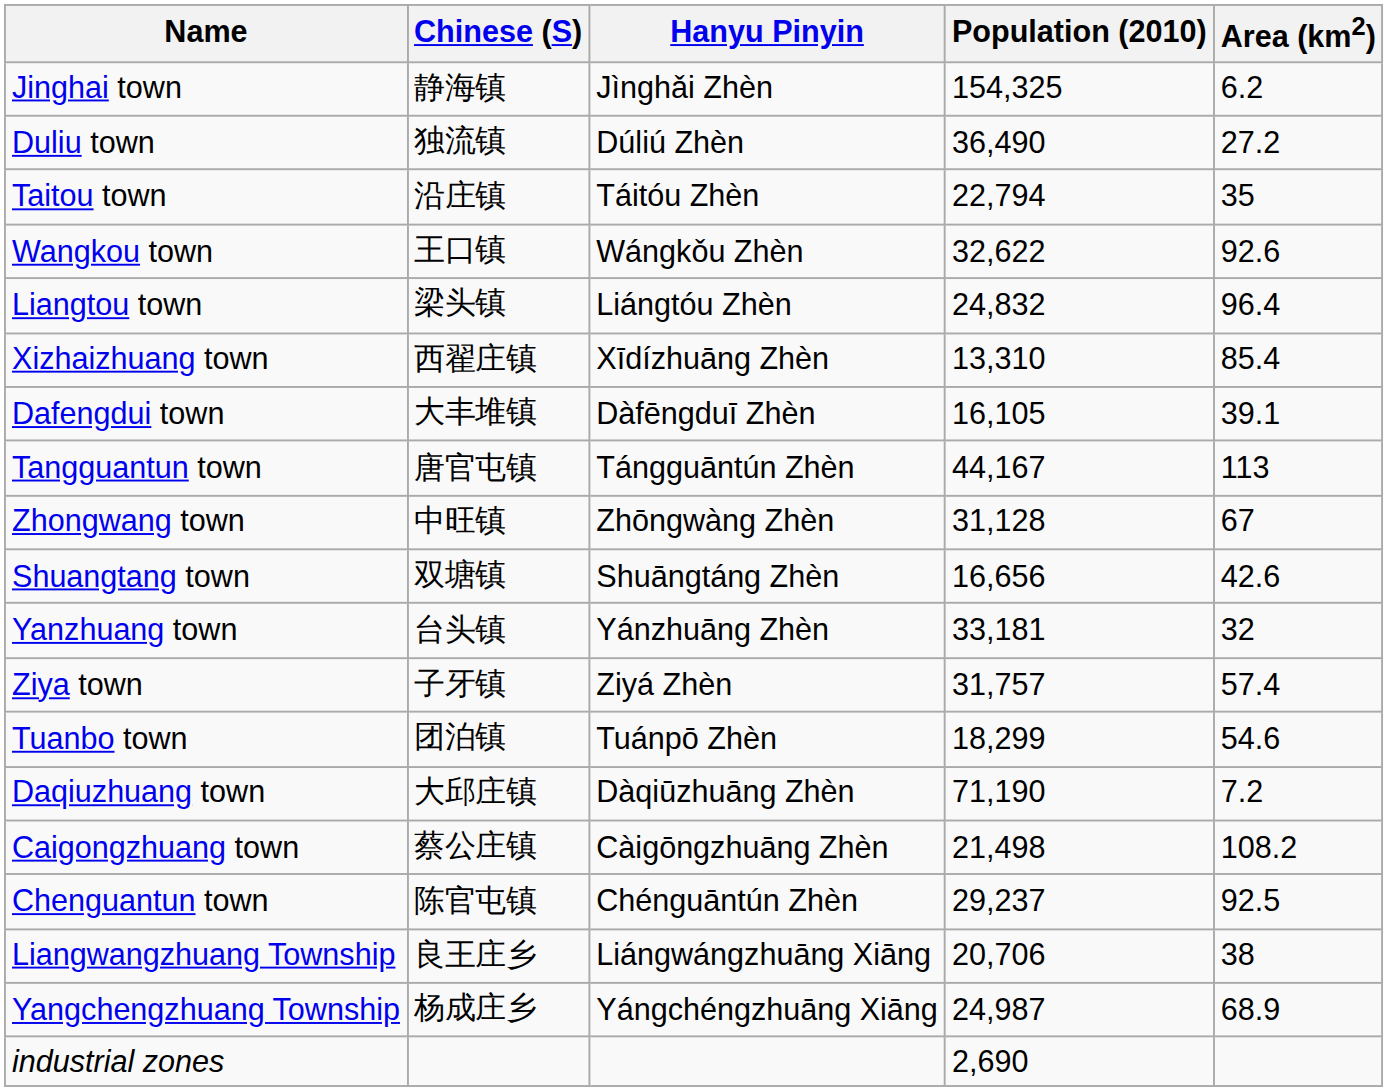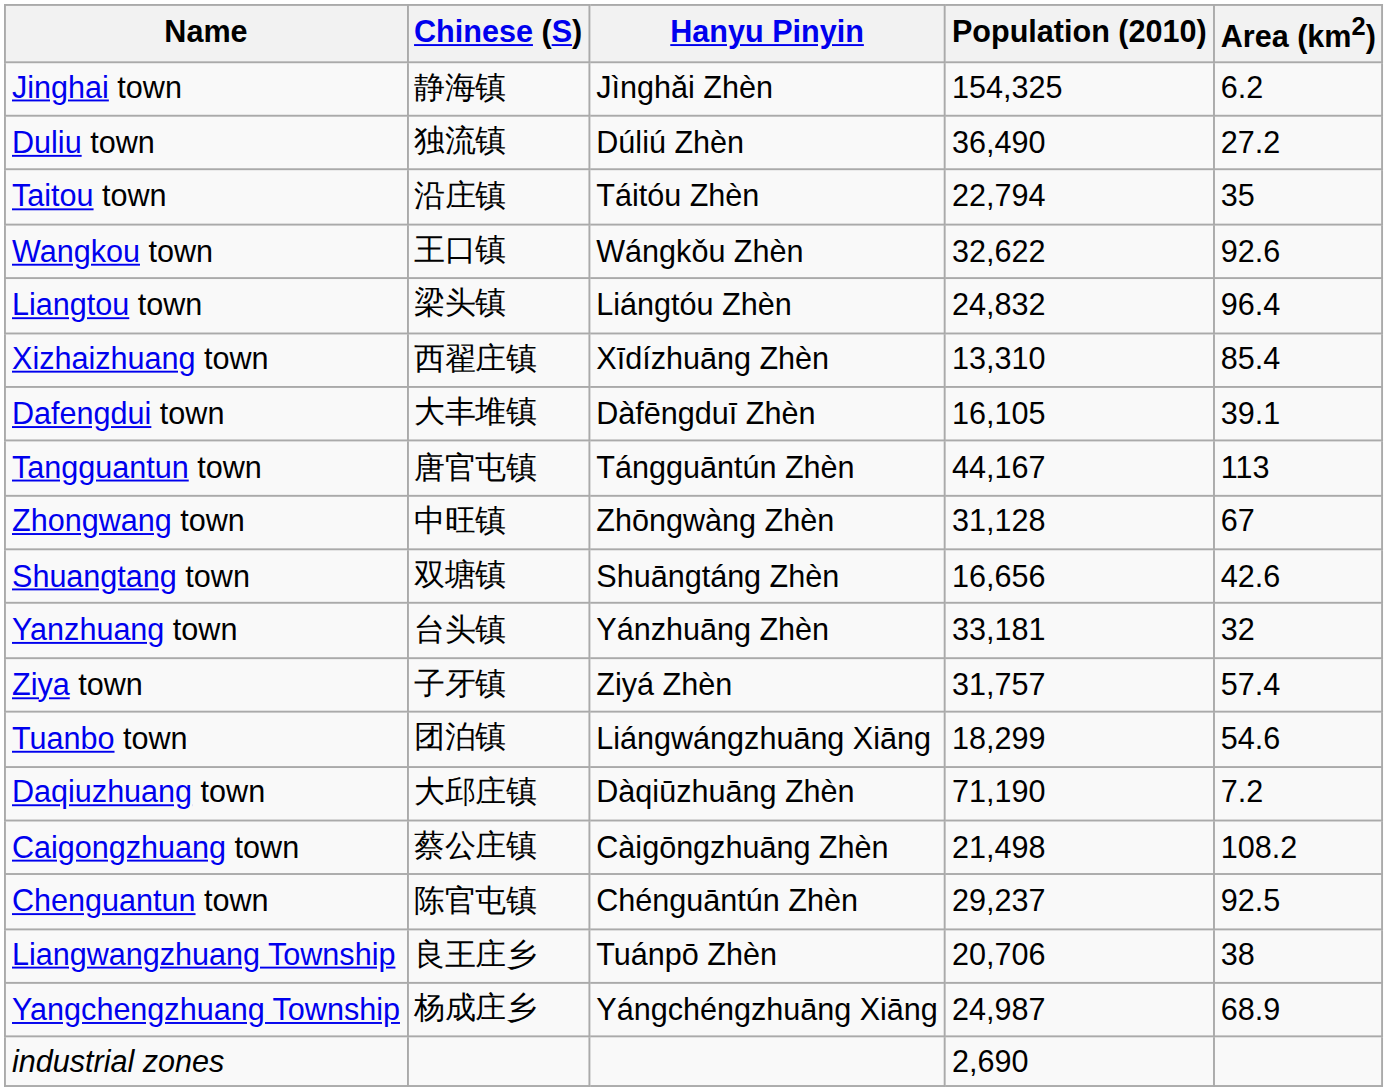(687, 738) Tuánpō Zhèn -> (764, 738) Liángwángzhuāng Xiāng
(764, 955) Liángwángzhuāng Xiāng -> (687, 955) Tuánpō Zhèn
